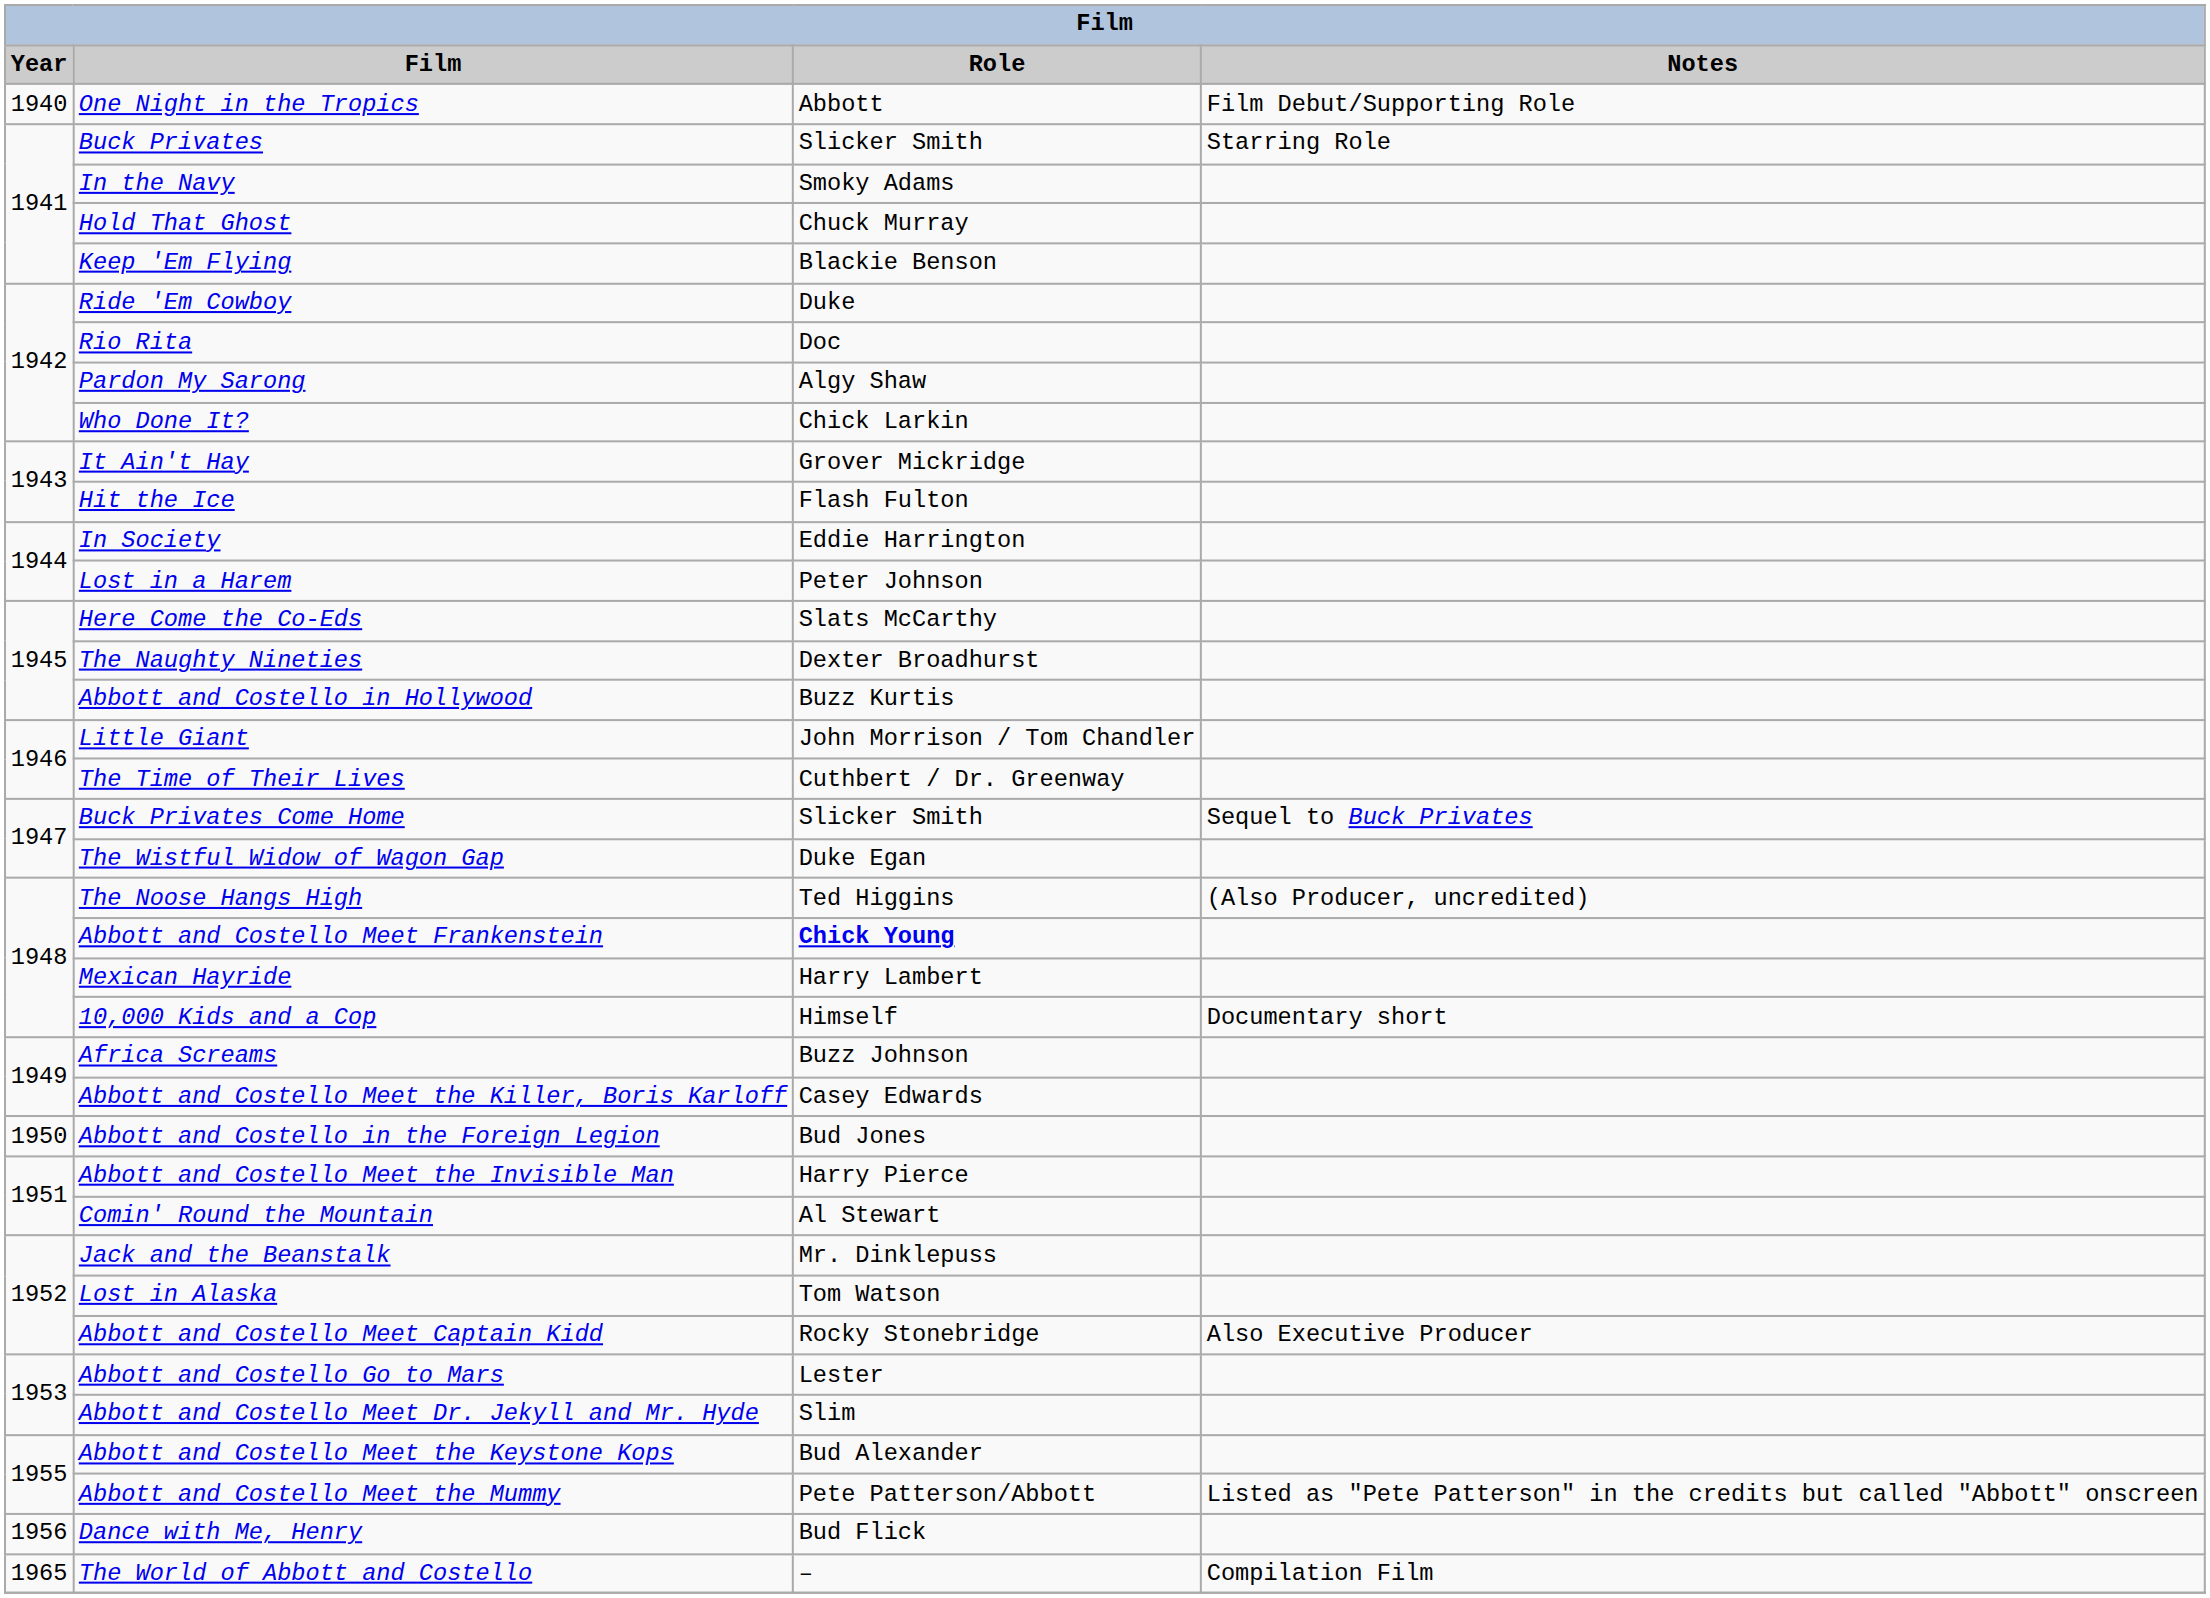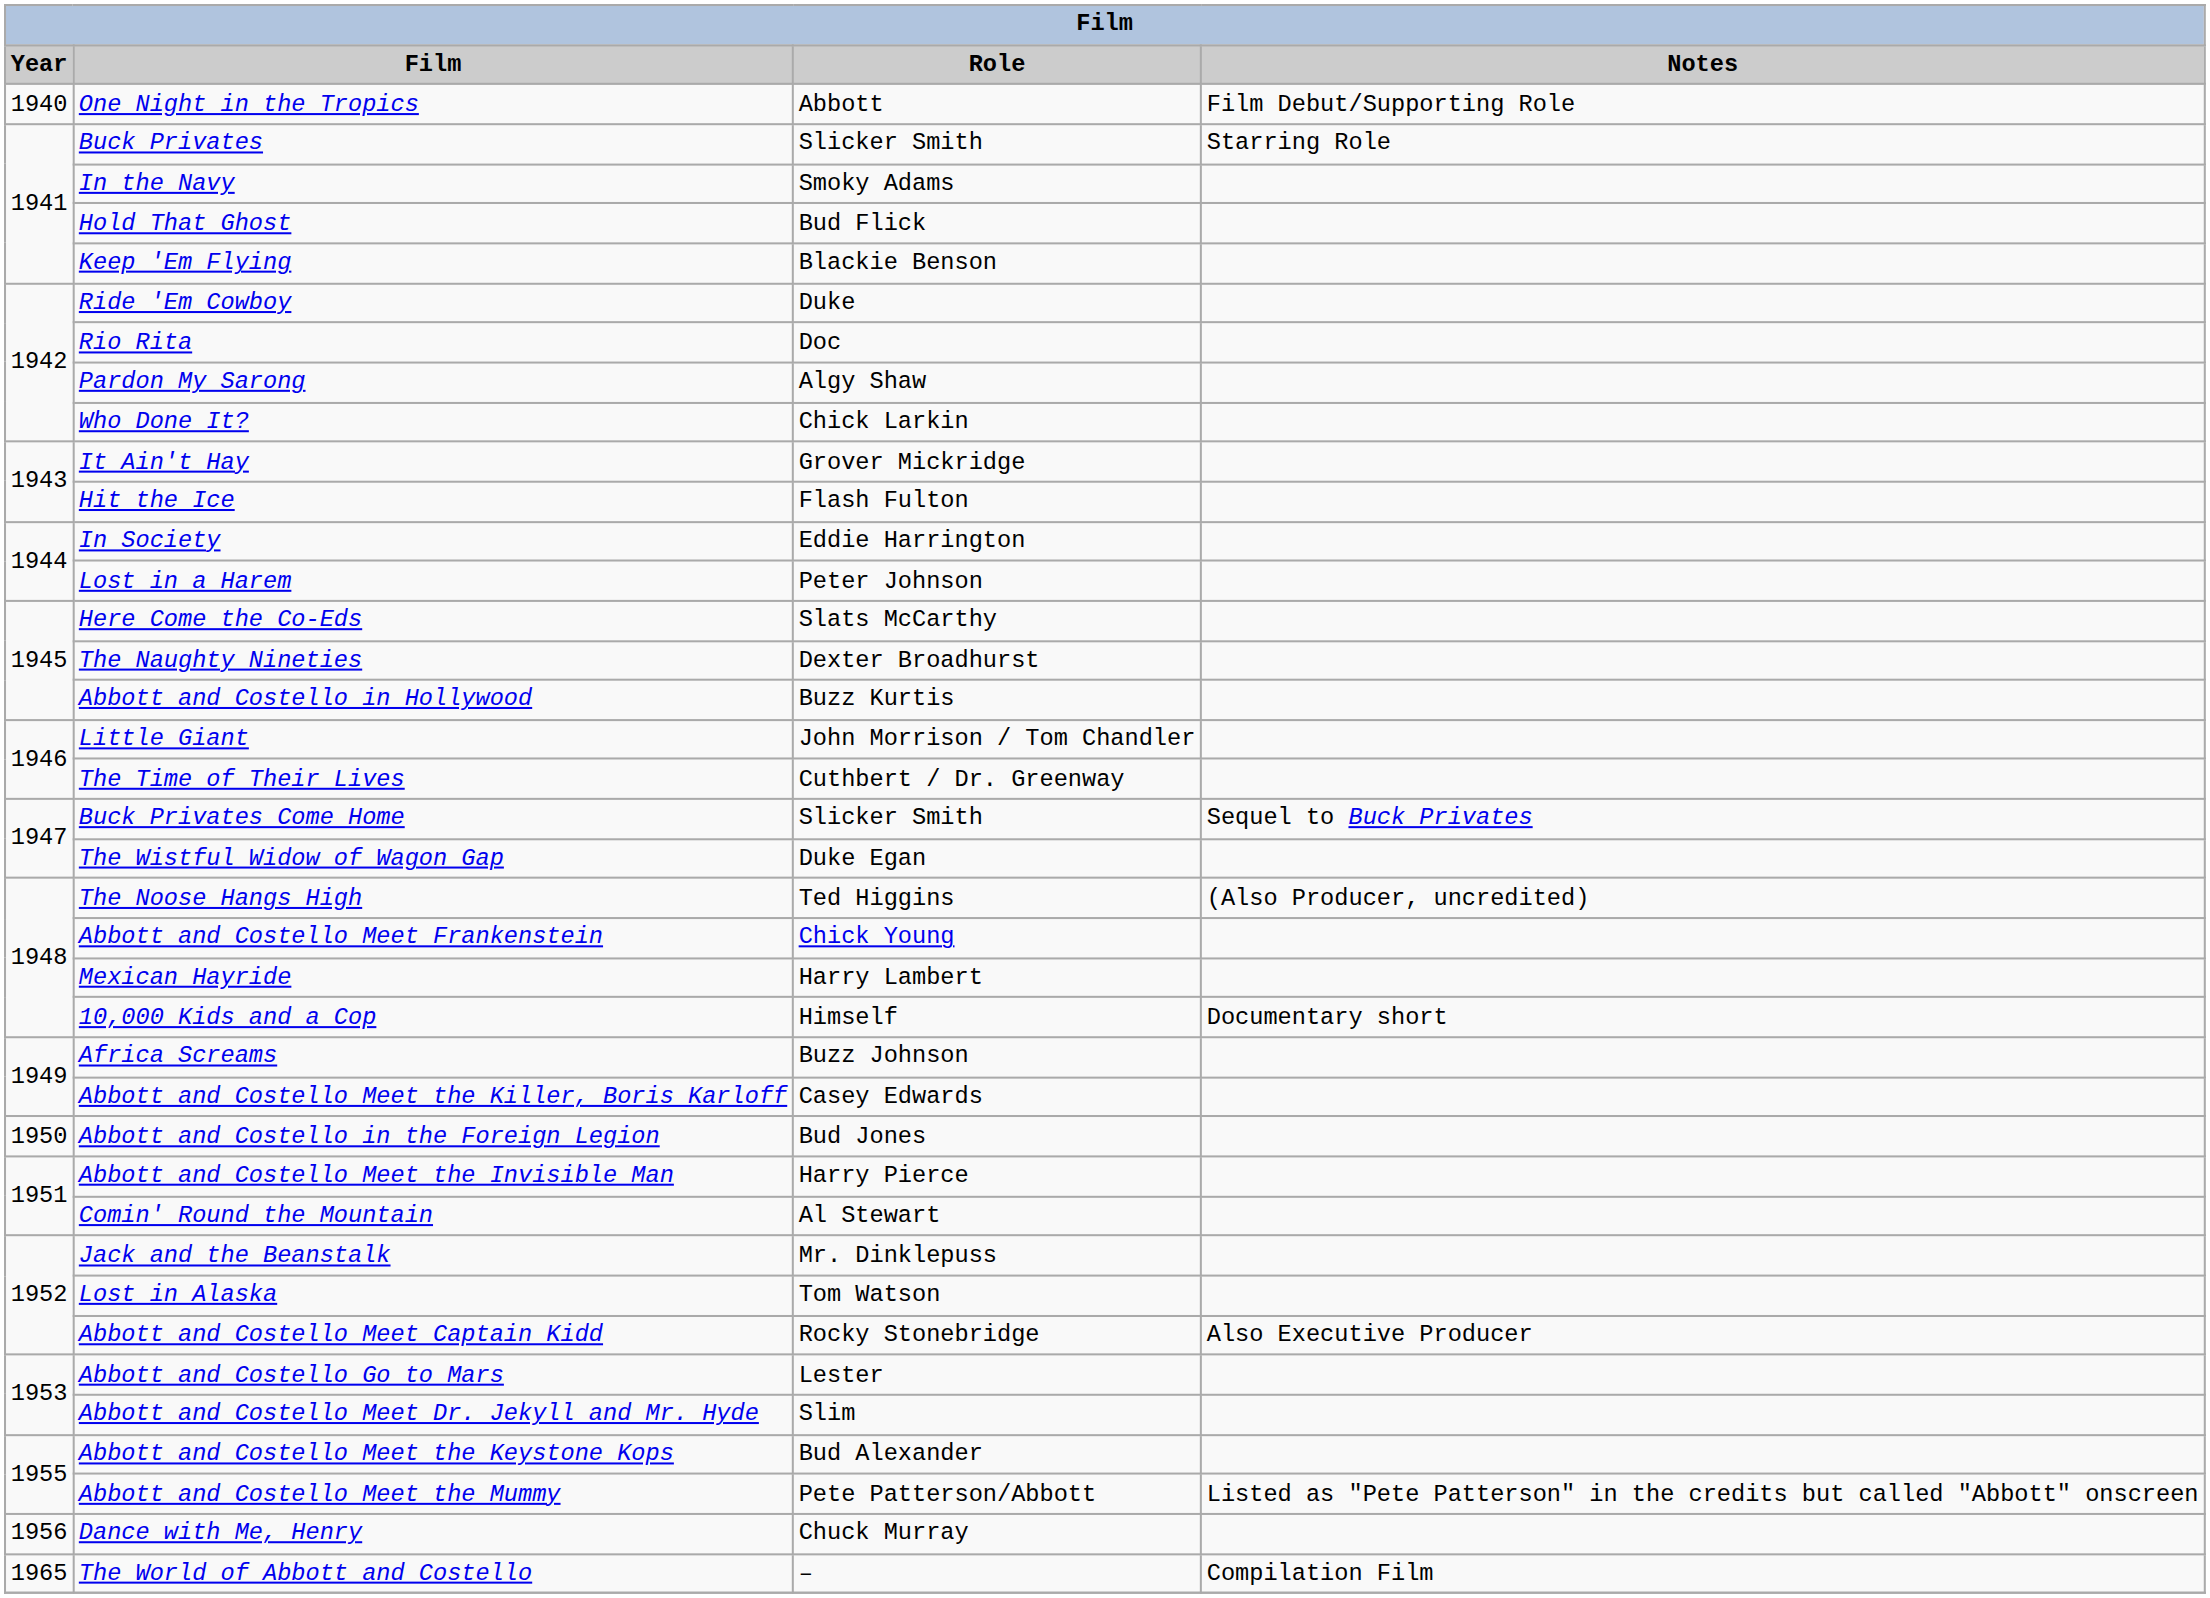(884, 223) Chuck Murray -> (862, 223) Bud Flick
(877, 938) bold -> (877, 938) normal
(862, 1533) Bud Flick -> (884, 1533) Chuck Murray
